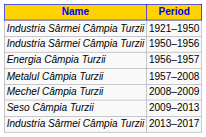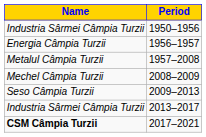- row: (174, 28)
+ row: (174, 124)
